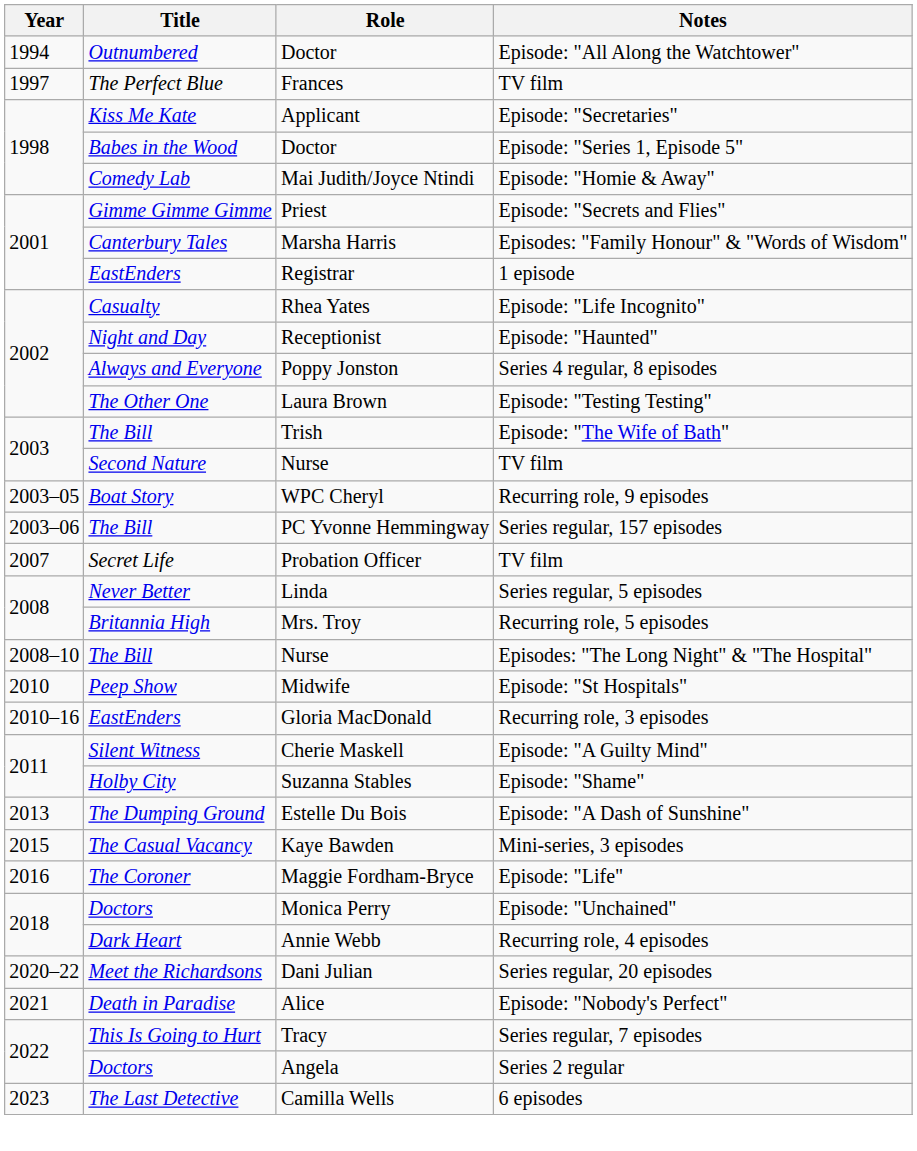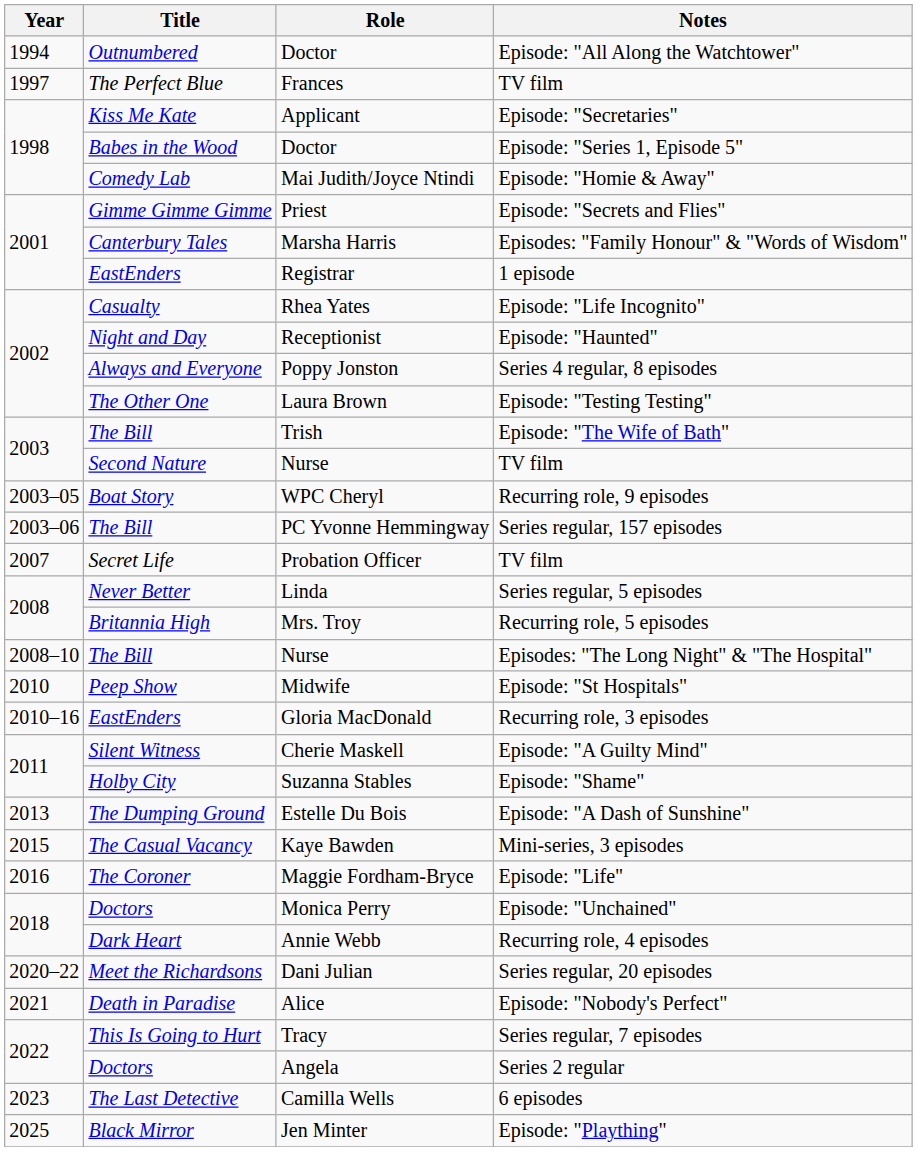+ row: (324, 1130)
